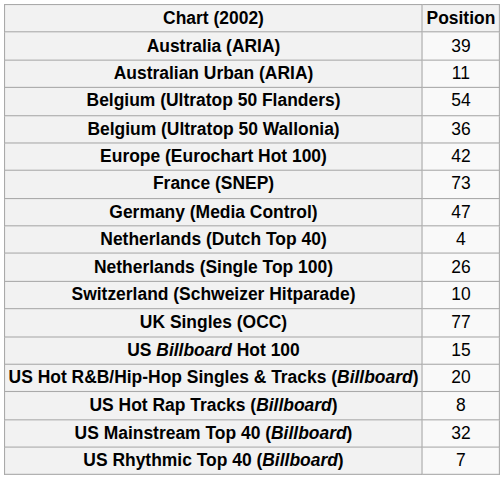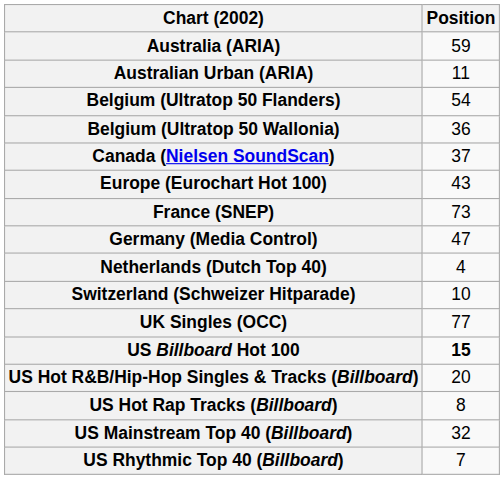(461, 45) 39 -> (461, 45) 59
+ row: (214, 156)
(461, 156) 42 -> (461, 184) 43
- row: (214, 267)
(461, 350) normal -> (461, 350) bold
